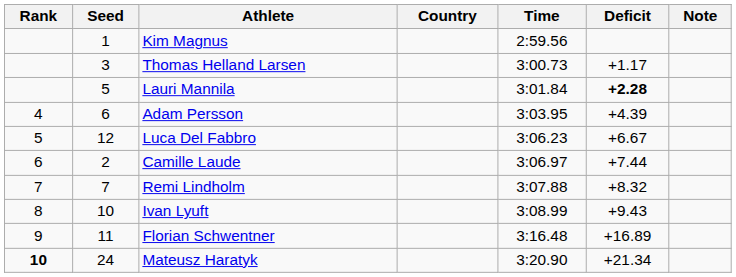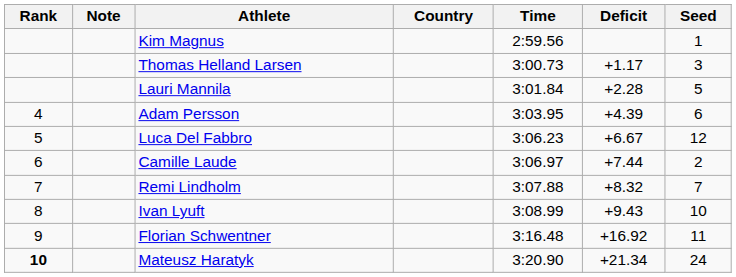columns swapped: (106, 16) <-> (700, 16)
(628, 89) bold -> (624, 89) normal
(628, 235) +16.89 -> (624, 235) +16.92
